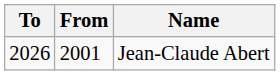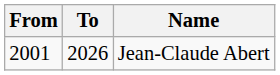columns swapped: (84, 20) <-> (30, 20)
